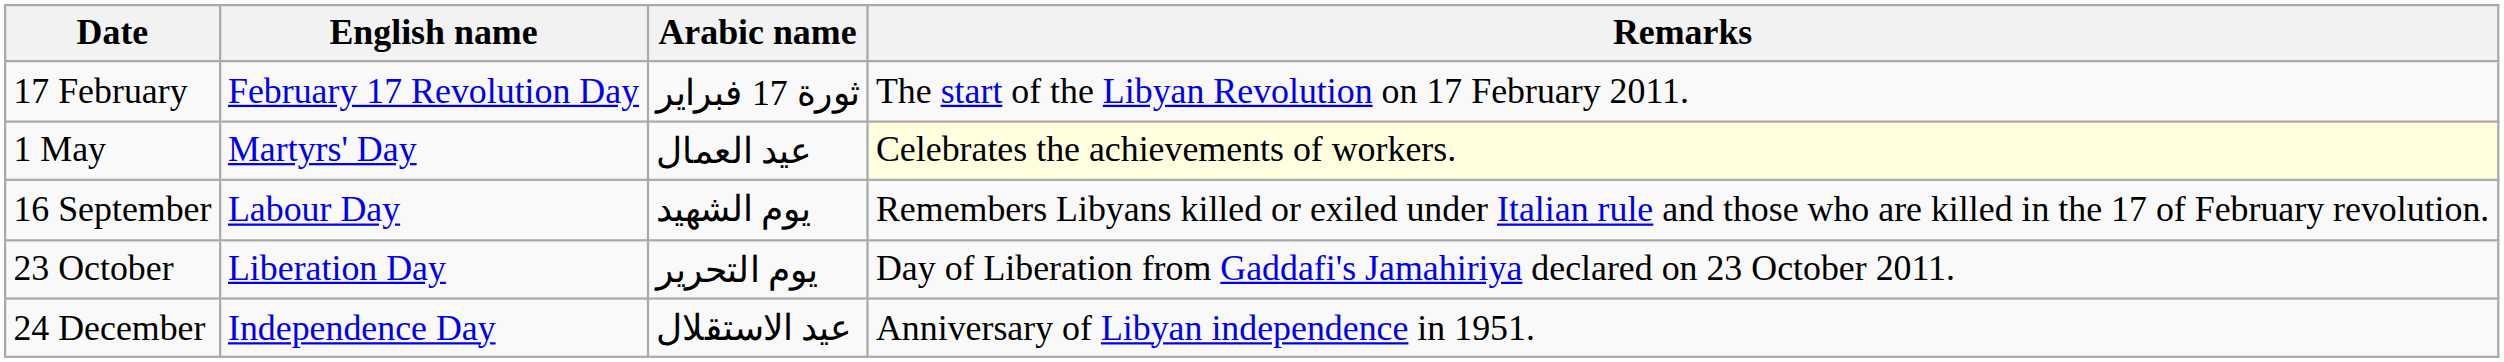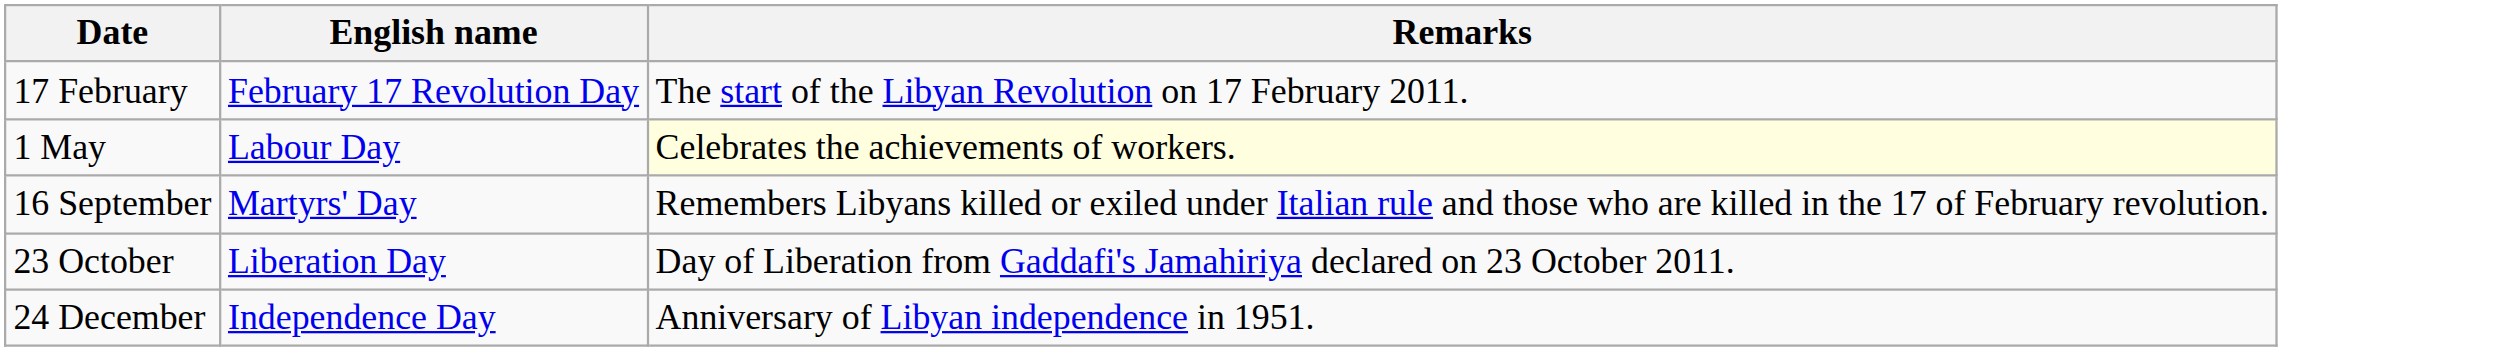- column: (758, 32)
(322, 149) Martyrs' Day -> (314, 146) Labour Day
(314, 209) Labour Day -> (322, 203) Martyrs' Day
